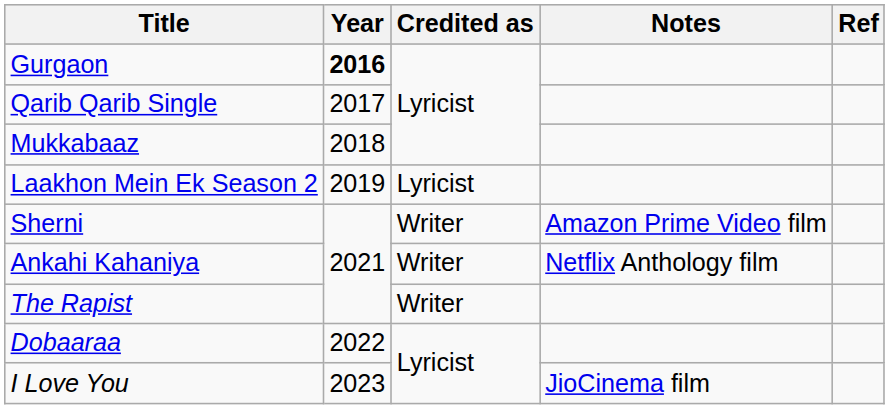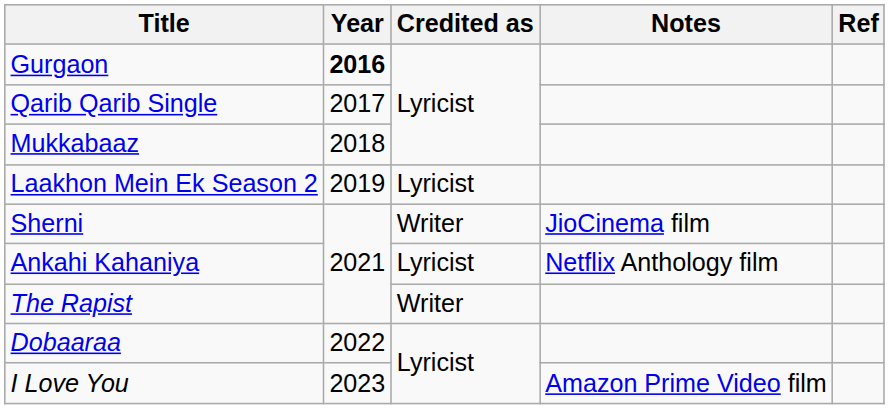(686, 223) Amazon Prime Video film -> (628, 223) JioCinema film
(430, 263) Writer -> (435, 263) Lyricist
(628, 382) JioCinema film -> (686, 382) Amazon Prime Video film
